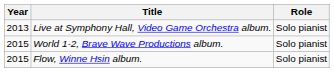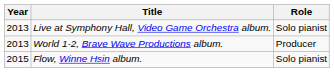(18, 43) 2015 -> (18, 43) 2013
(301, 43) Solo pianist -> (296, 43) Producer
